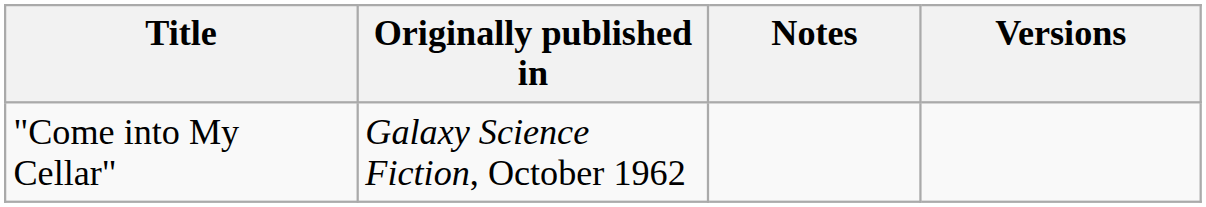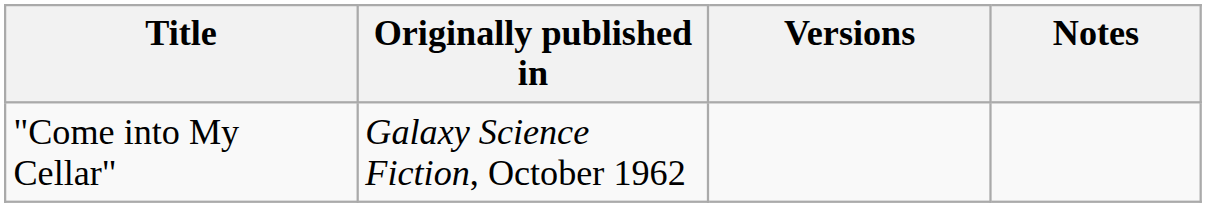columns swapped: (1061, 33) <-> (814, 33)
